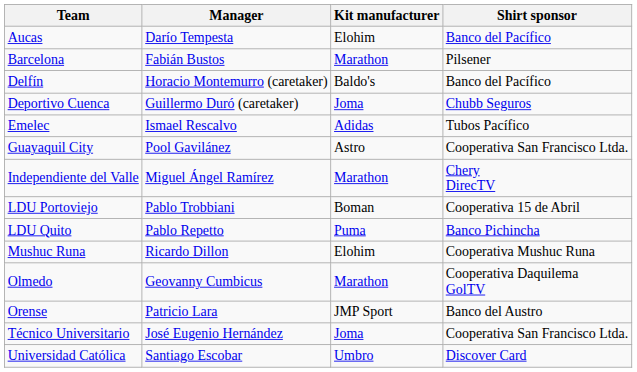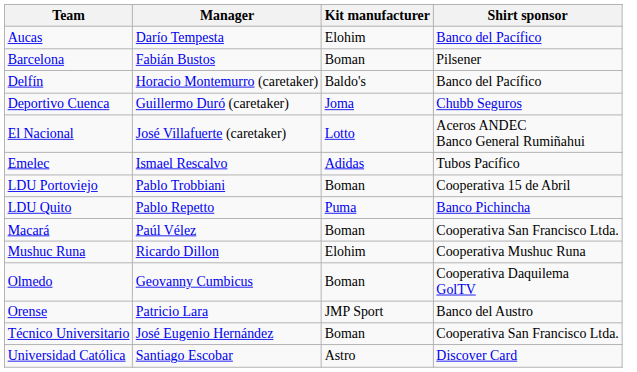(361, 59) Marathon -> (345, 59) Boman
+ row: (41, 133)
- row: (50, 147)
- row: (73, 177)
+ row: (29, 229)
(361, 281) Marathon -> (345, 281) Boman
(349, 333) Joma -> (345, 333) Boman
(354, 355) Umbro -> (340, 355) Astro
